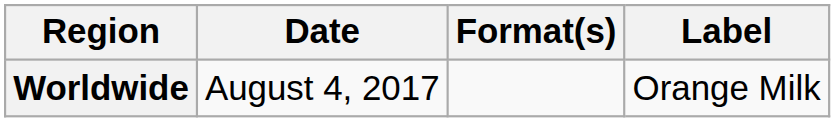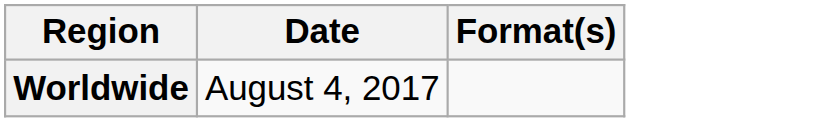- column: (727, 32)
